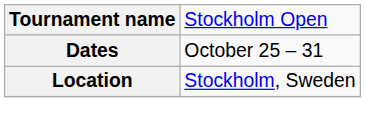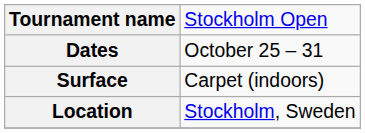+ row: (92, 81)
